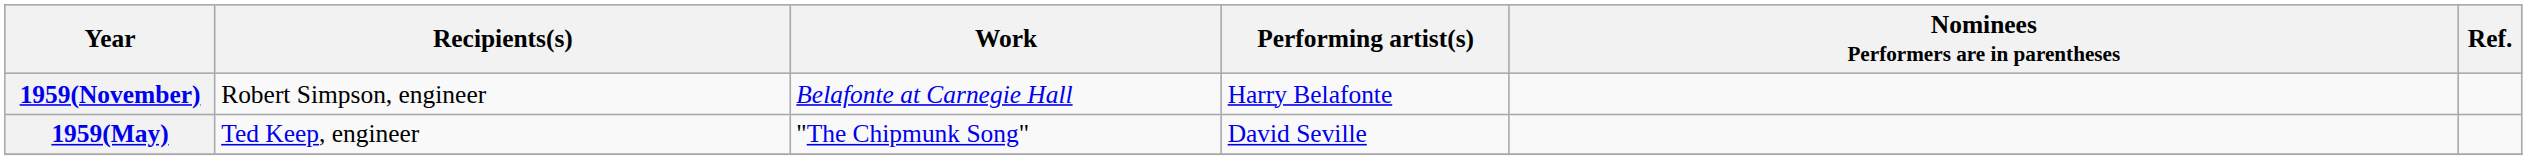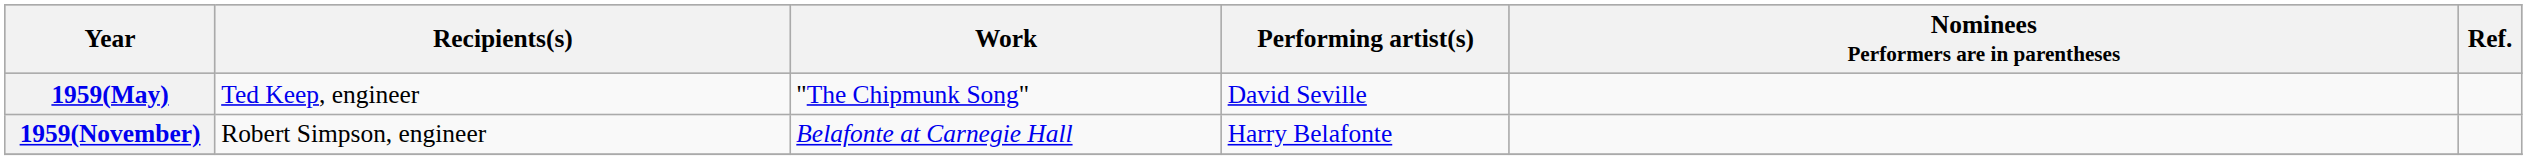rows swapped: (110, 133) <-> (110, 93)
